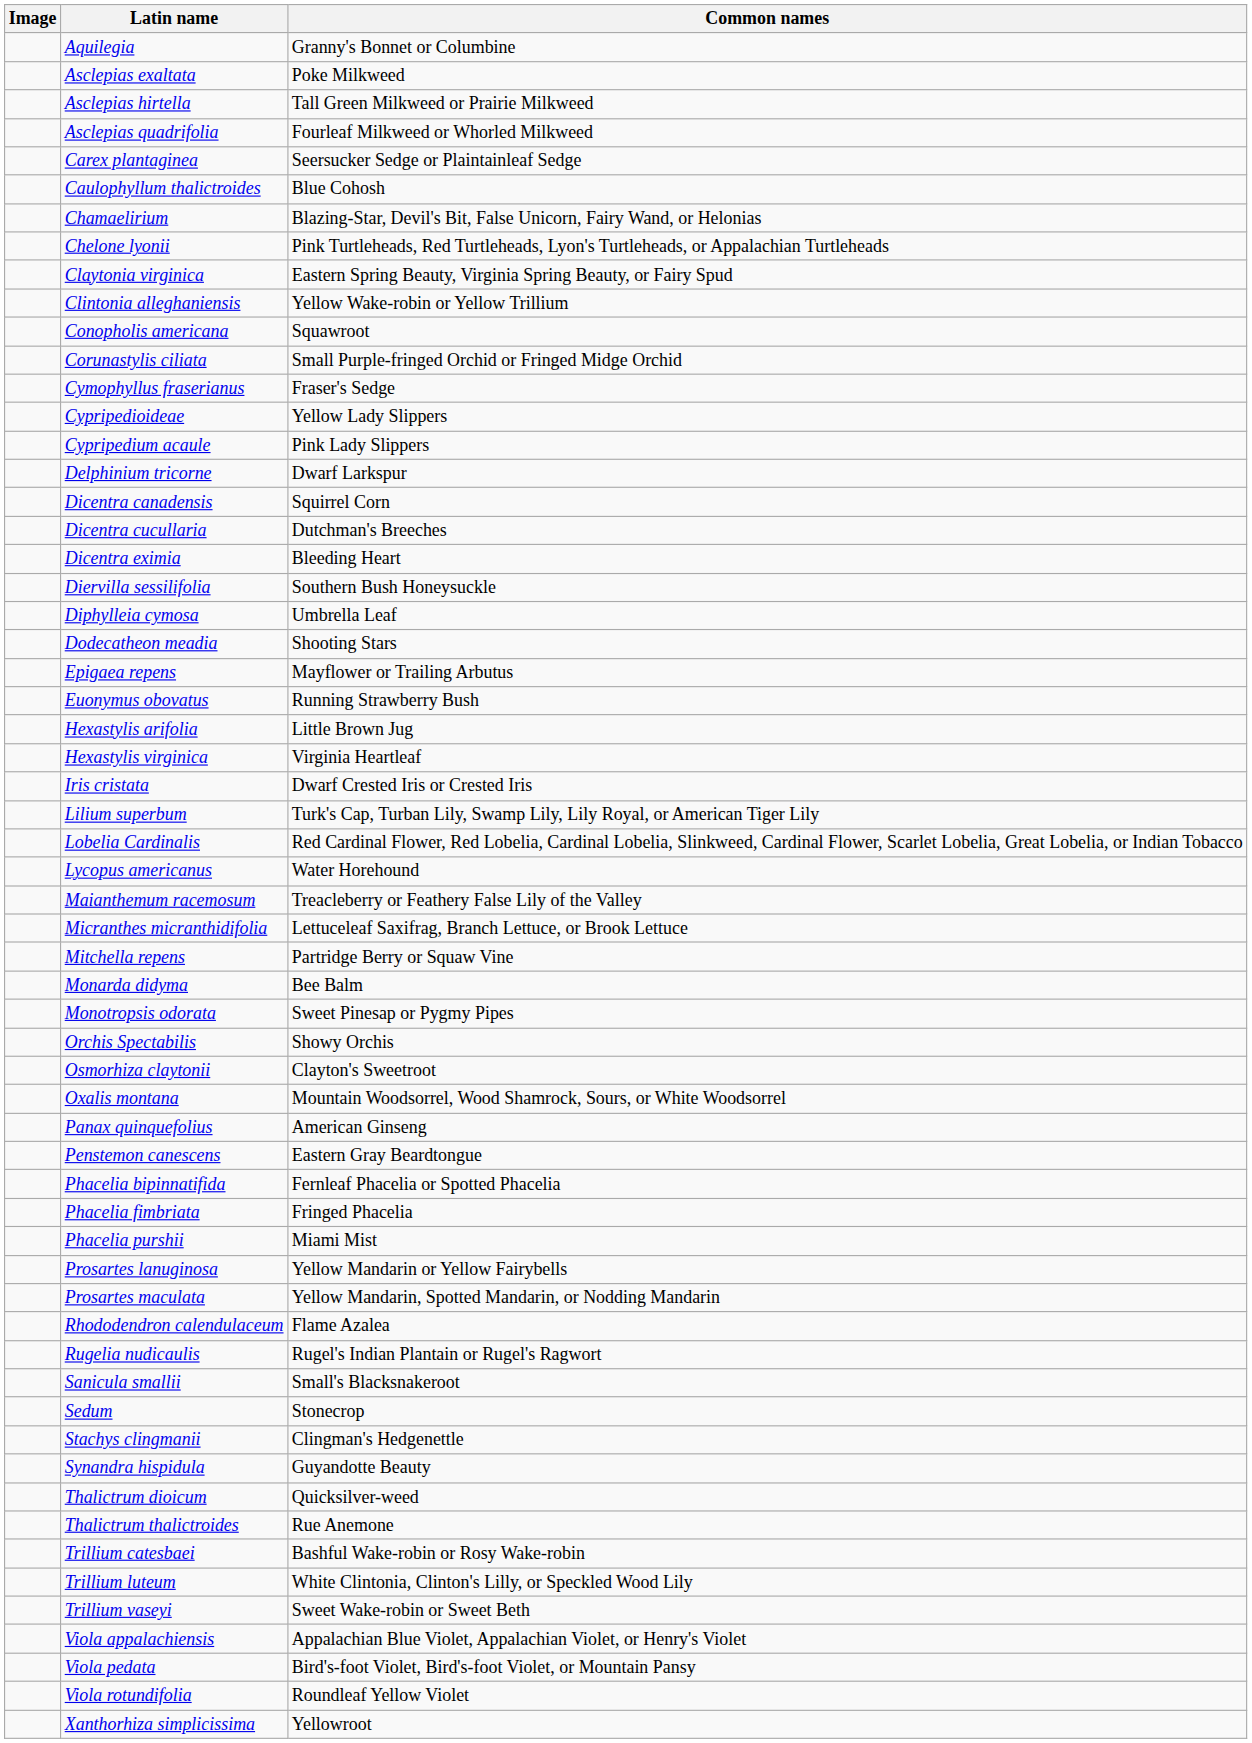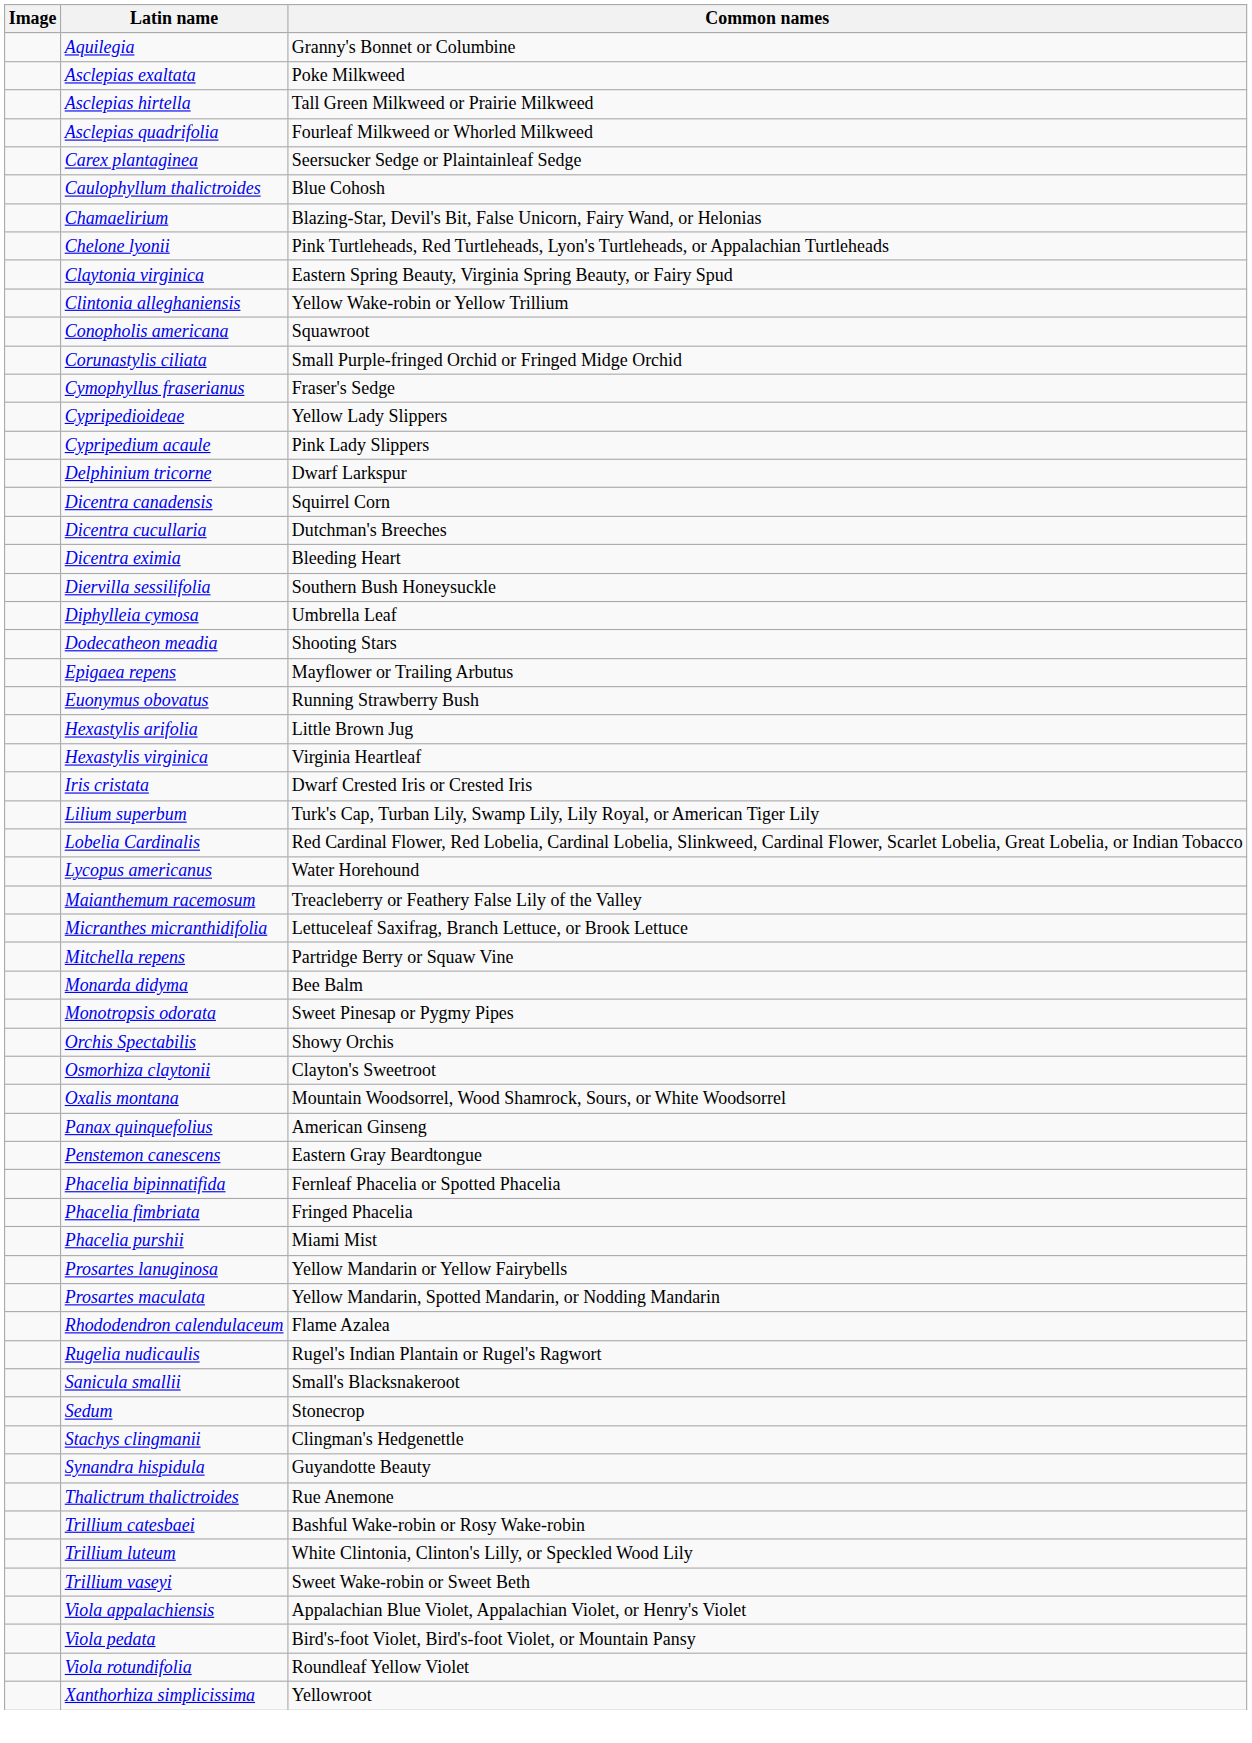- row: (136, 1496)
